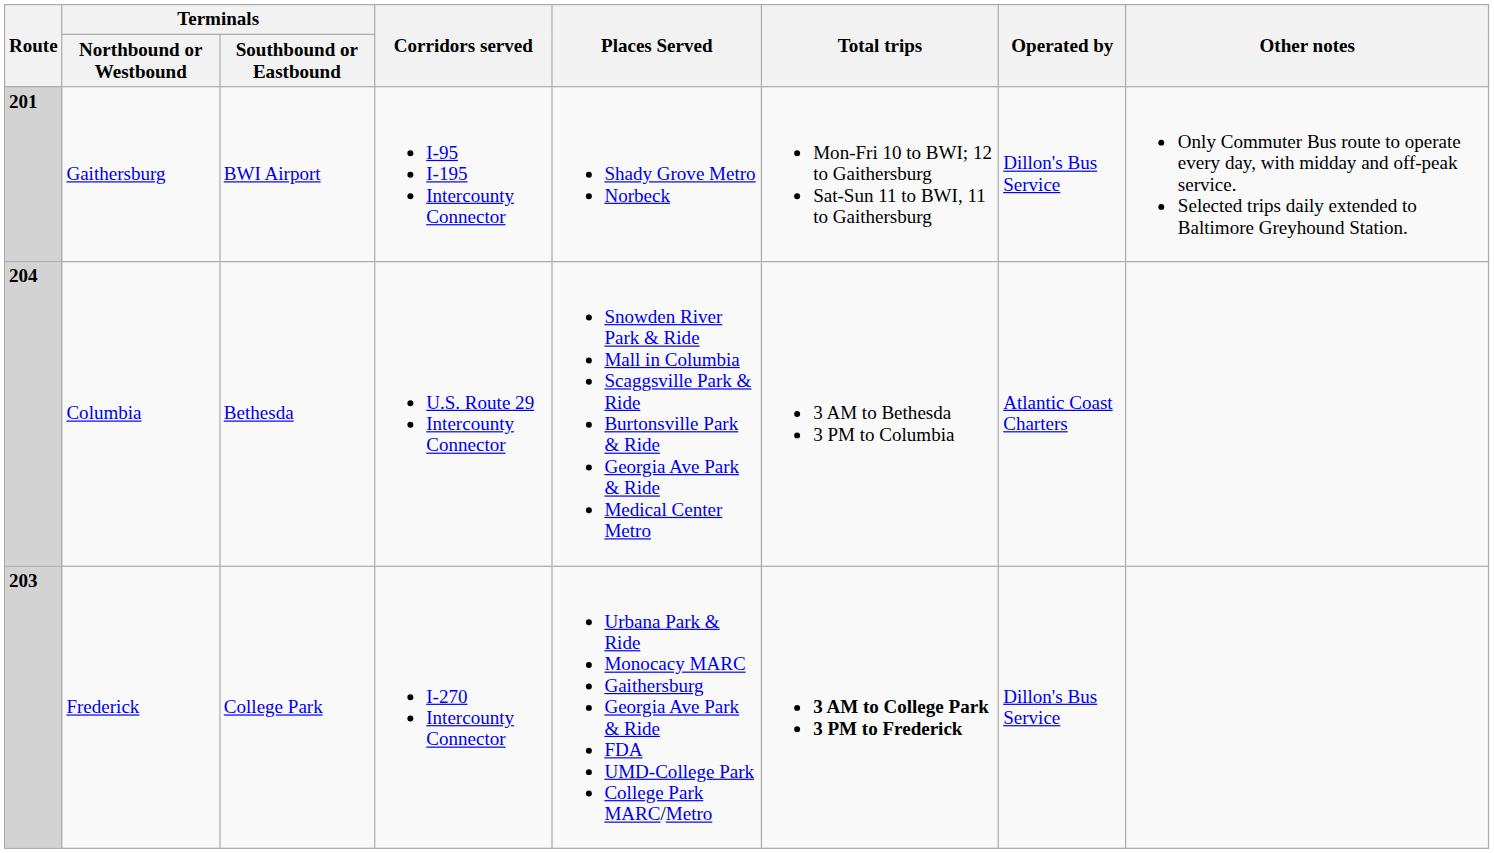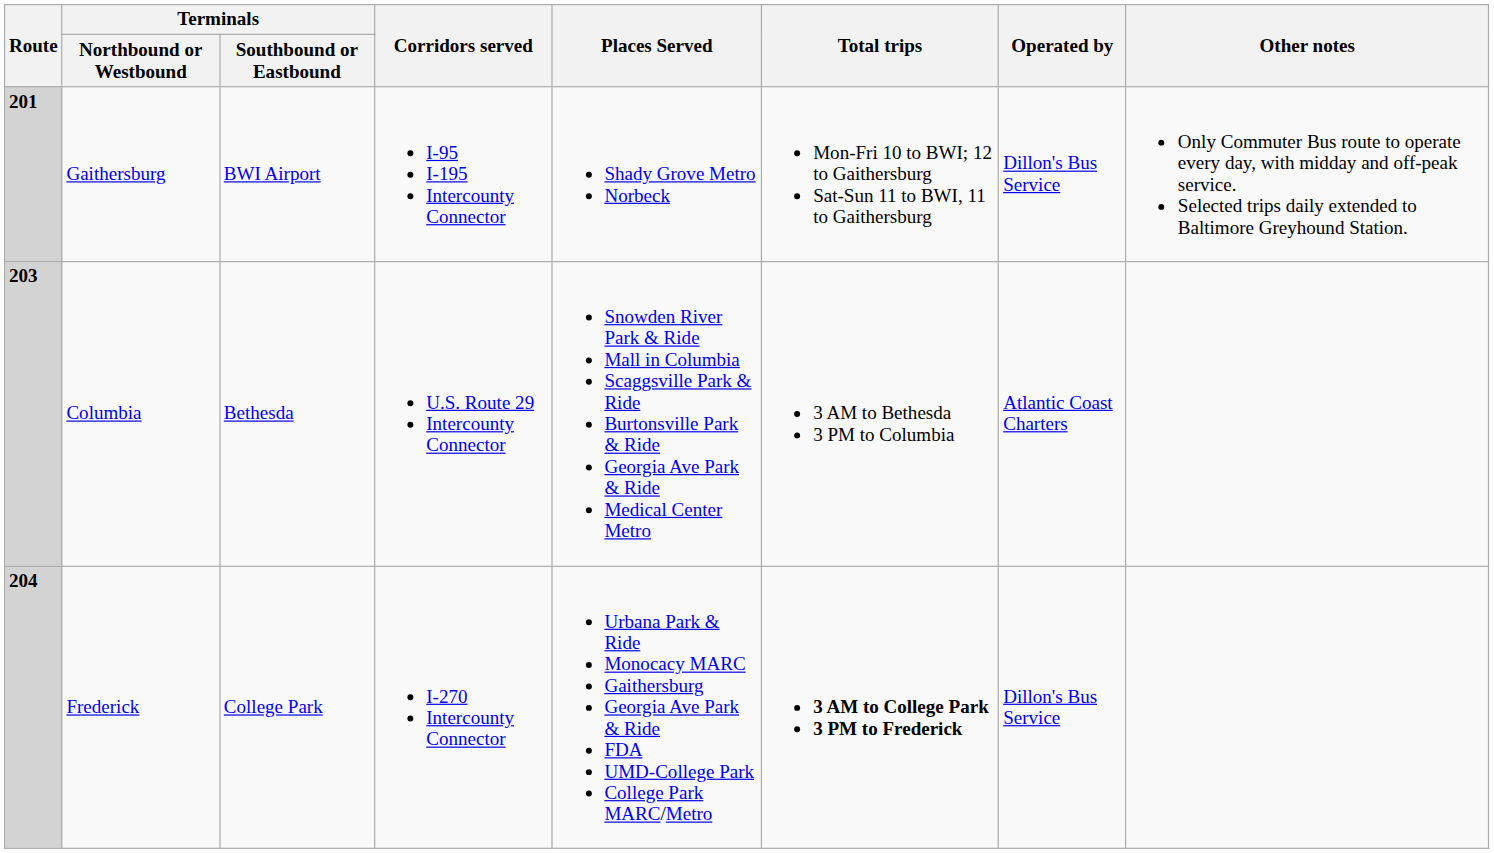(33, 277) 204 -> (33, 277) 203
(33, 581) 203 -> (33, 581) 204
